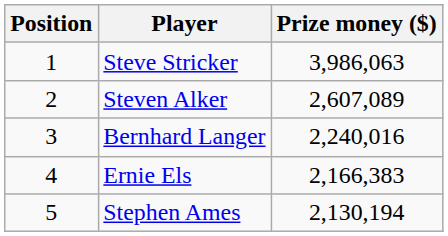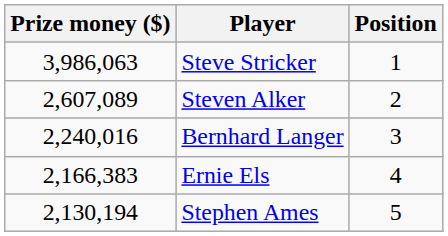columns swapped: (51, 23) <-> (357, 23)
